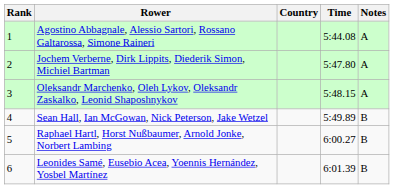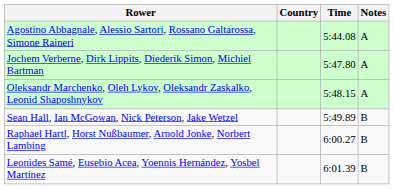- column: (19, 13)
